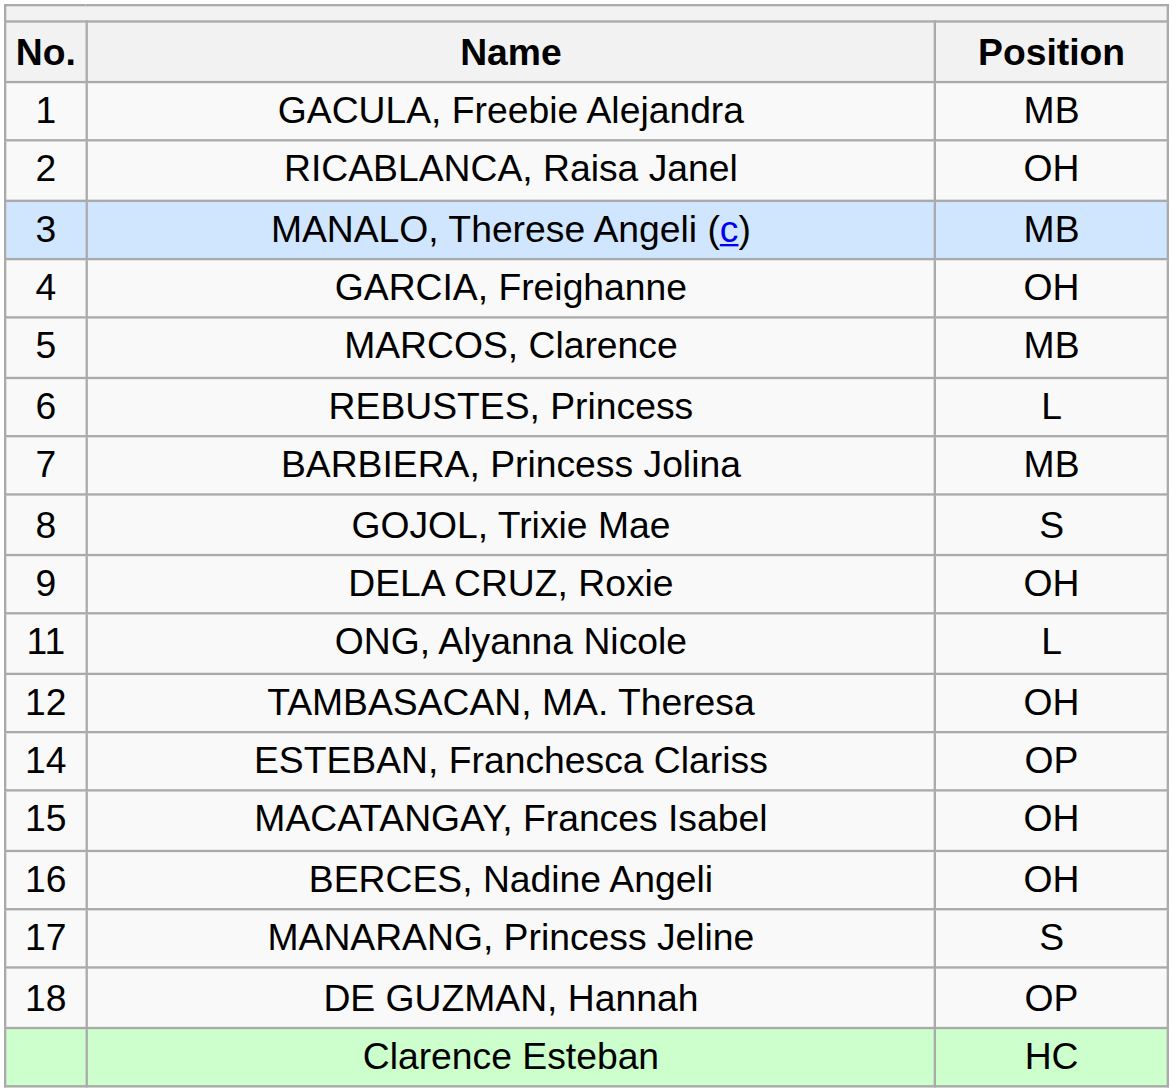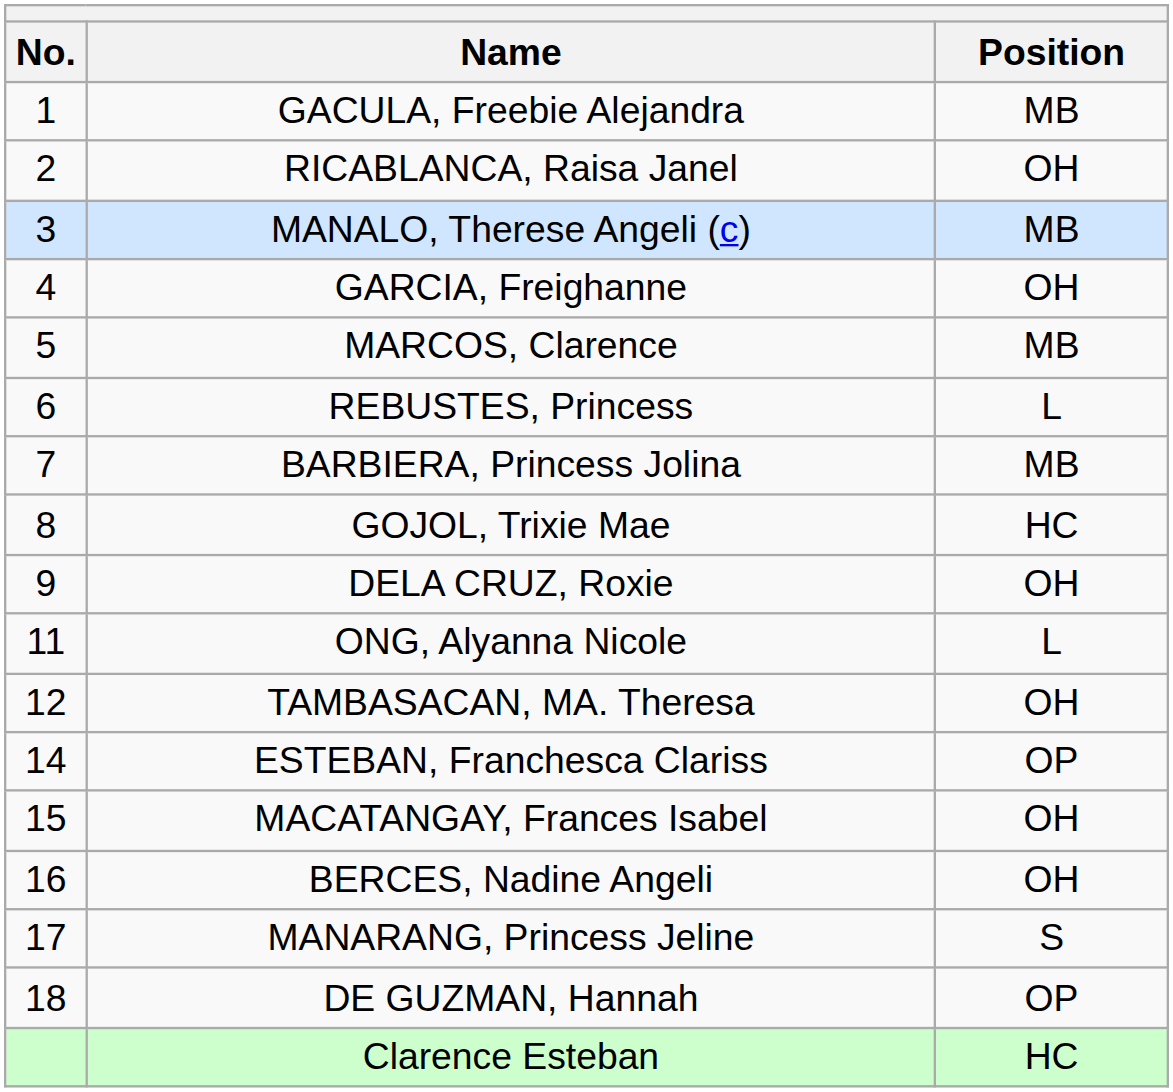(1052, 524) S -> (1052, 524) HC
